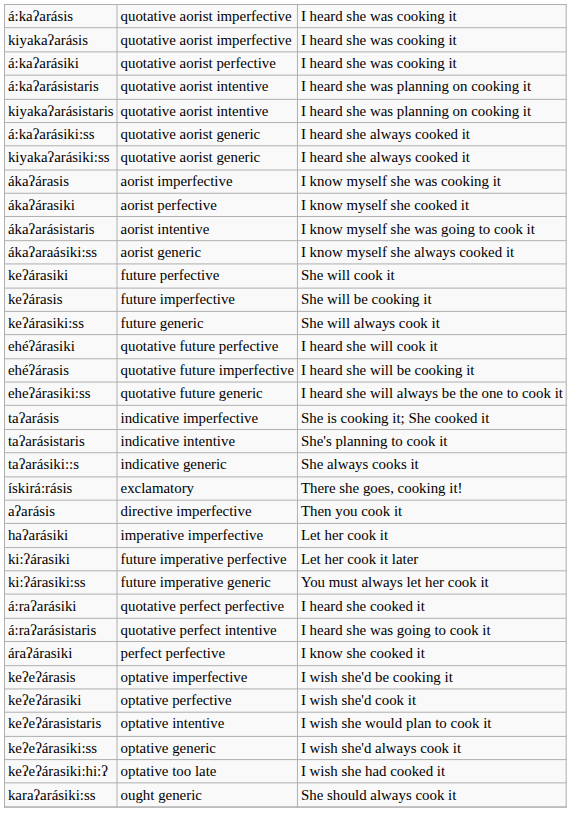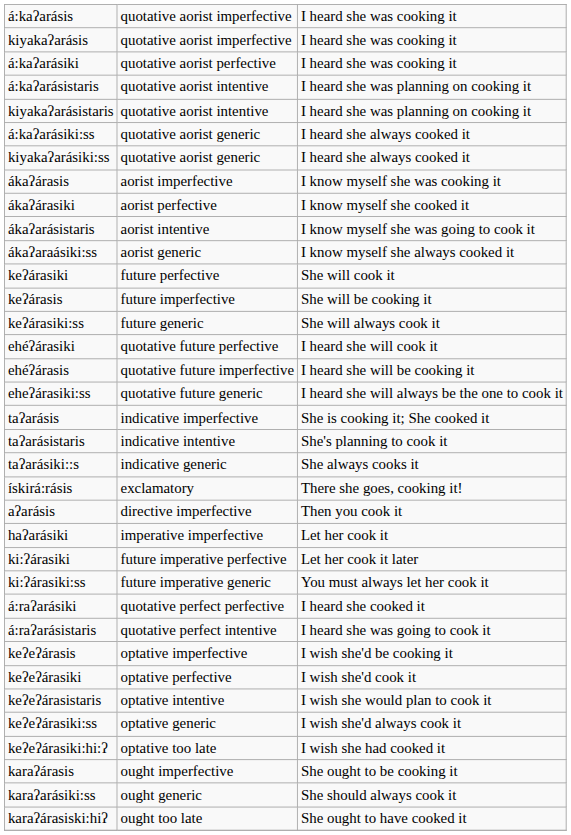- row: (40, 653)
+ row: (41, 771)
+ row: (58, 818)
